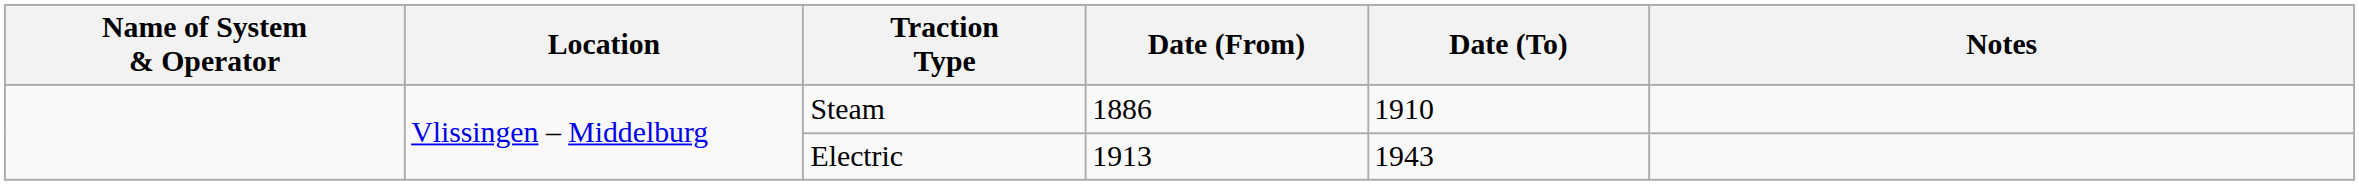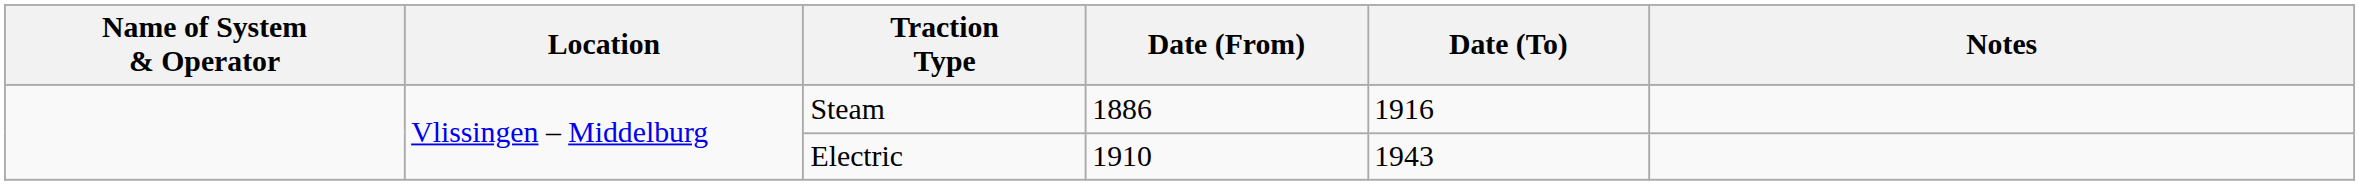(1404, 108) 1910 -> (1404, 108) 1916
(1122, 155) 1913 -> (1122, 155) 1910
